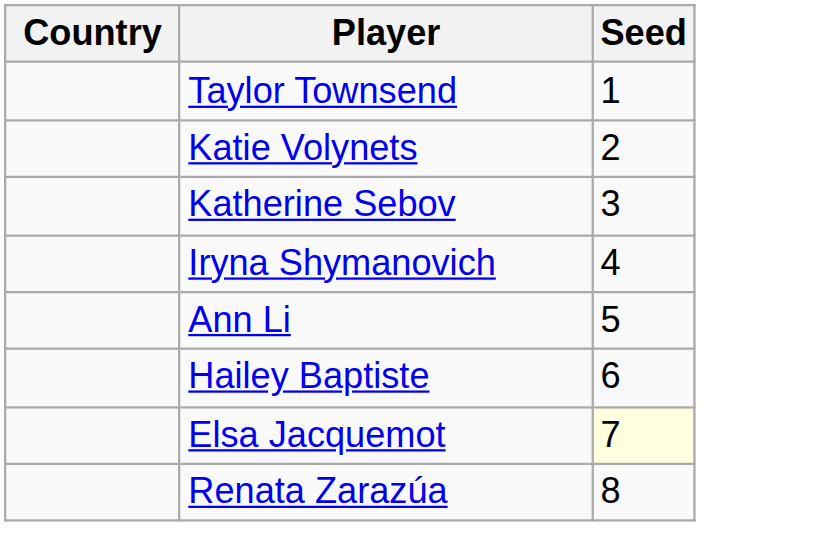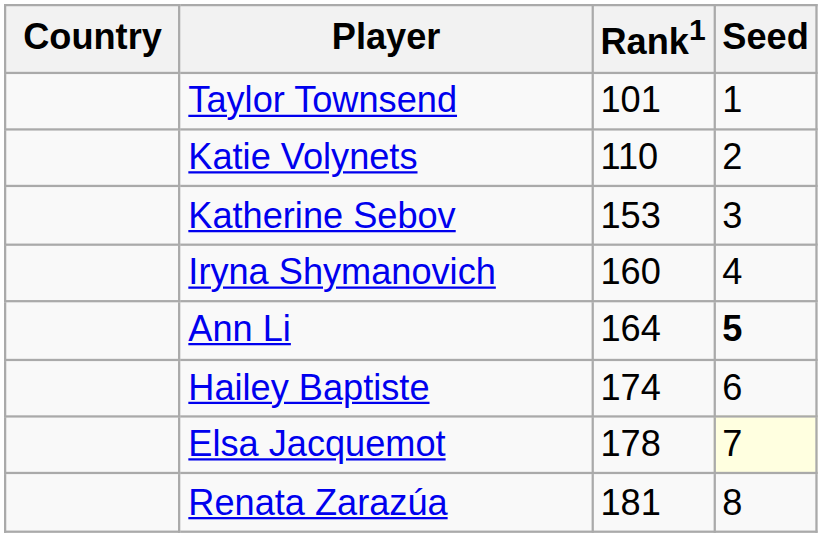+ column: (653, 38)
(611, 319) normal -> (732, 329) bold
